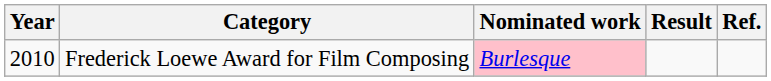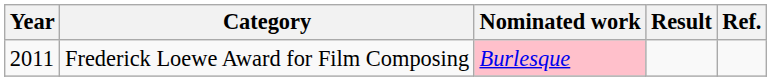(32, 57) 2010 -> (32, 57) 2011
